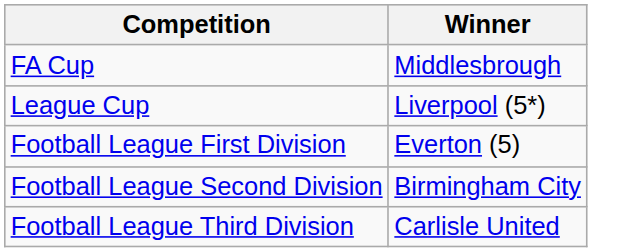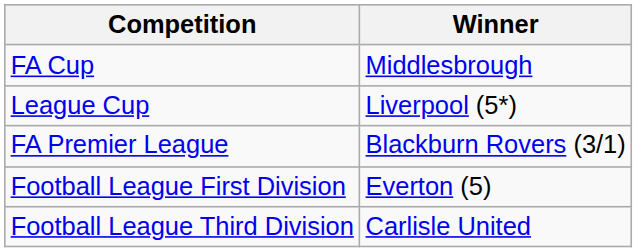+ row: (120, 145)
- row: (197, 186)
